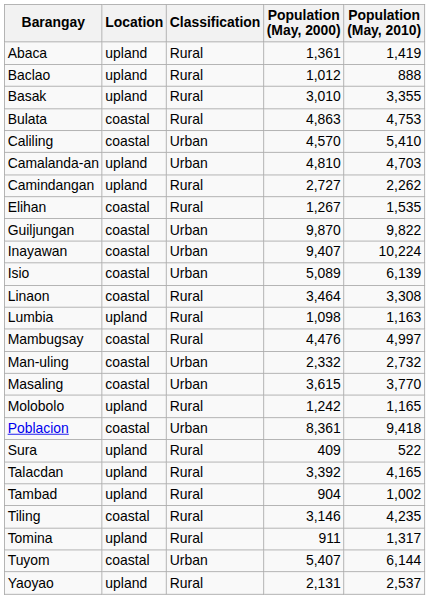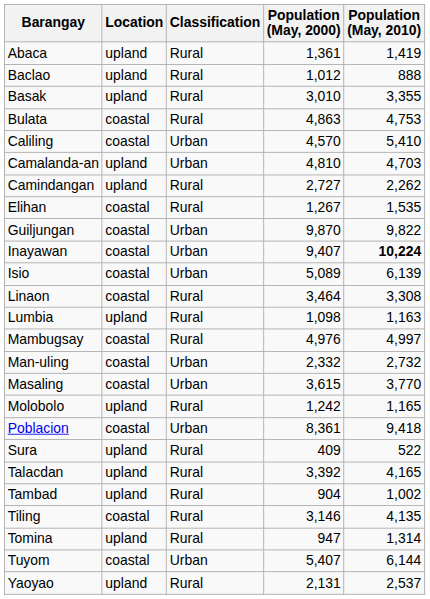(400, 251) normal -> (400, 251) bold
(323, 340) 4,476 -> (323, 340) 4,976
(404, 516) 4,235 -> (404, 516) 4,135
(330, 538) 911 -> (329, 538) 947
(404, 538) 1,317 -> (404, 538) 1,314
